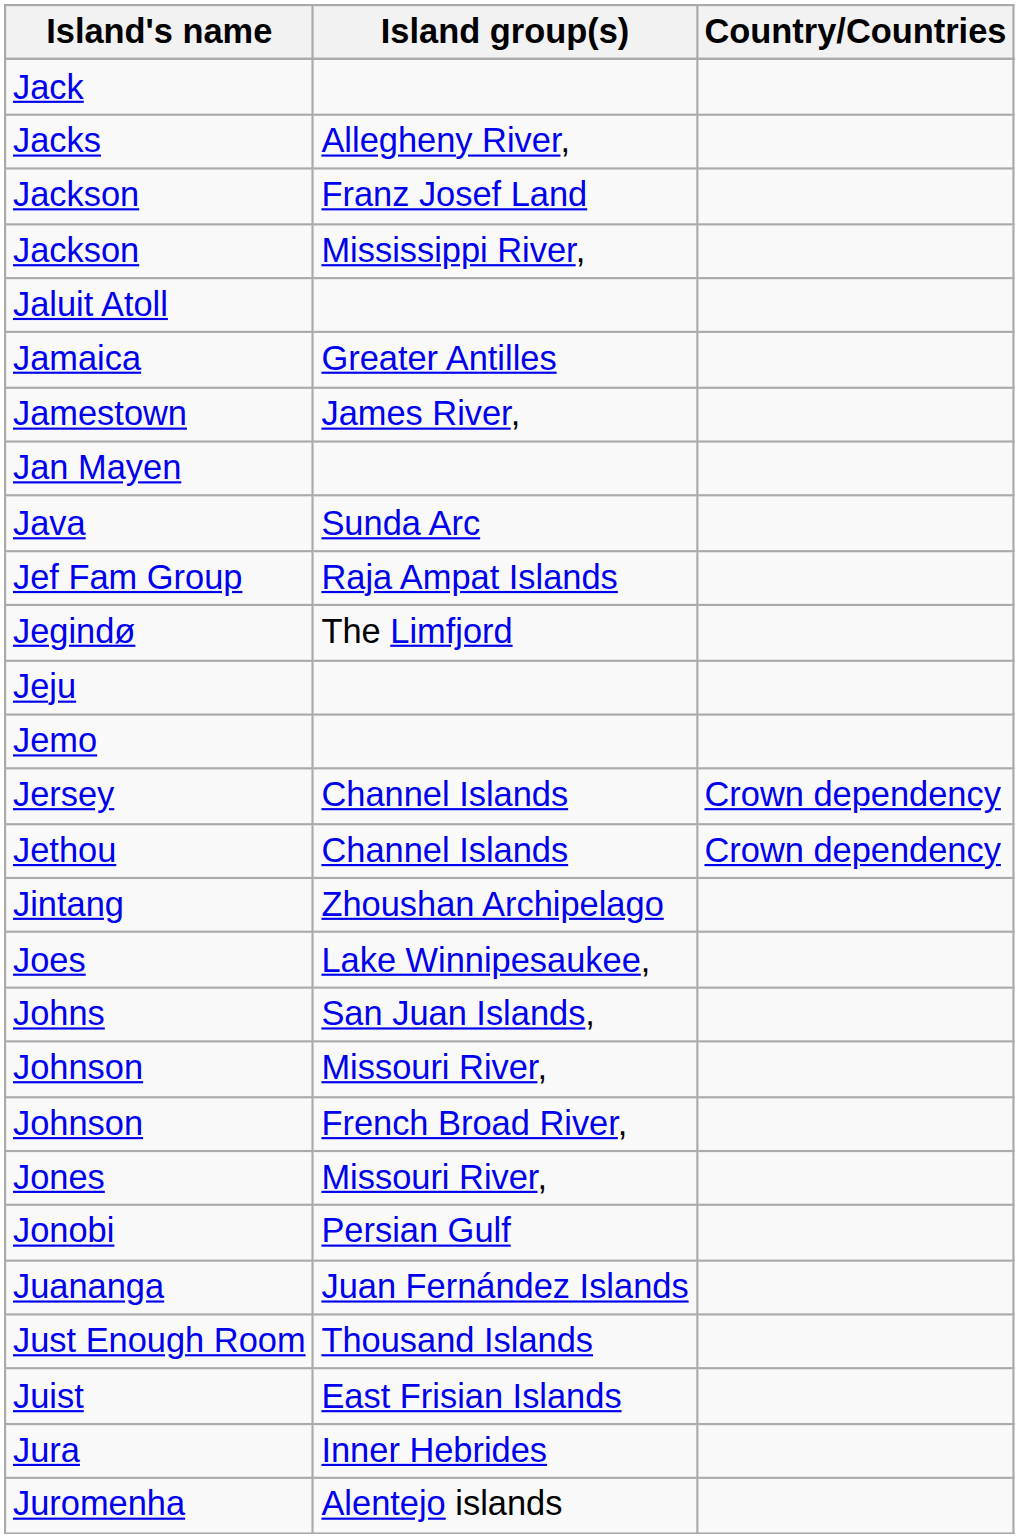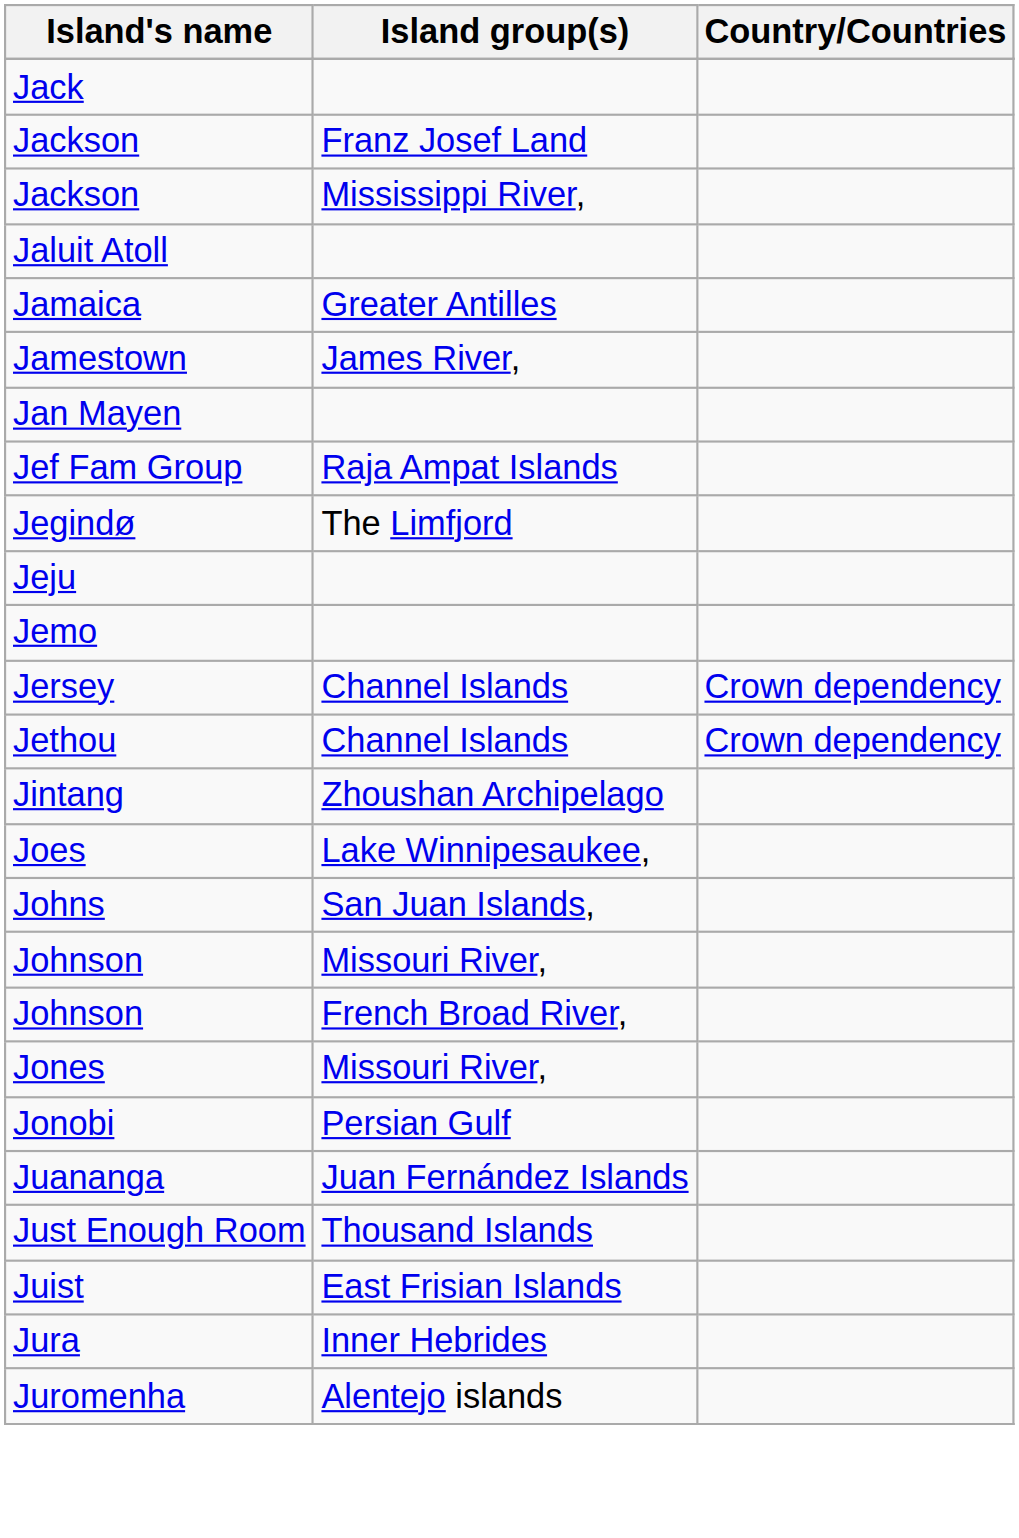- row: (57, 140)
- row: (49, 522)
